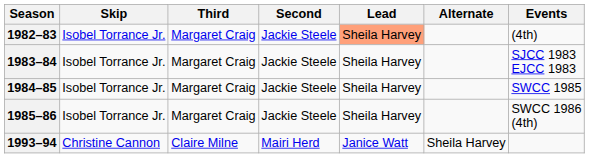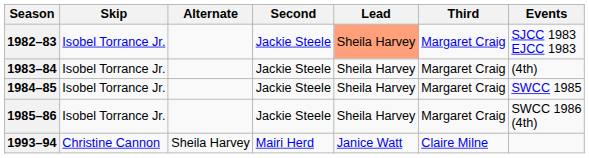columns swapped: (213, 14) <-> (466, 14)
(524, 34) (4th) -> (544, 41) SJCC 1983 EJCC 1983
(544, 61) SJCC 1983 EJCC 1983 -> (524, 68) (4th)
